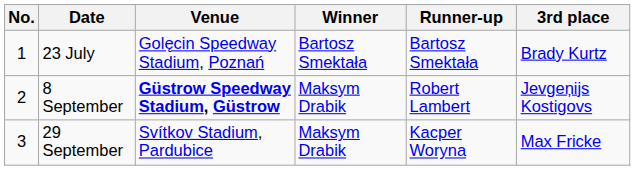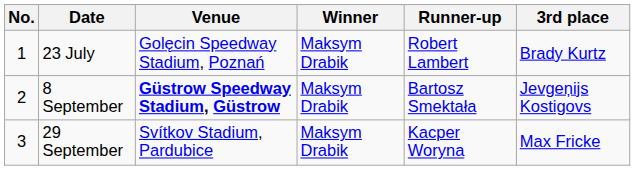(333, 52) Bartosz Smektała -> (331, 52) Maksym Drabik
(444, 52) Bartosz Smektała -> (438, 52) Robert Lambert
(440, 97) Robert Lambert -> (442, 97) Bartosz Smektała
